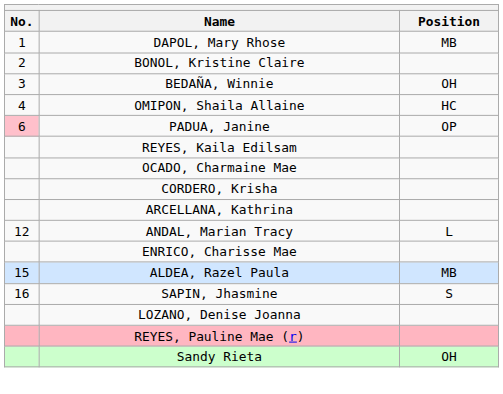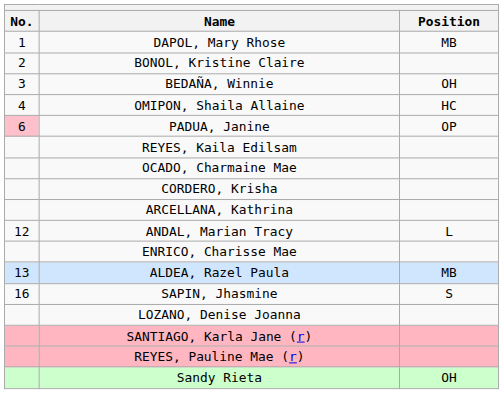(22, 273) 15 -> (22, 273) 13
+ row: (219, 336)
